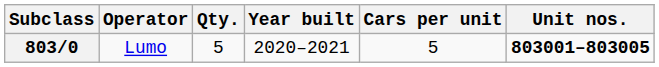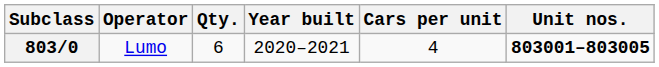(218, 48) 5 -> (218, 48) 6
(433, 48) 5 -> (433, 48) 4
